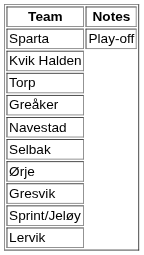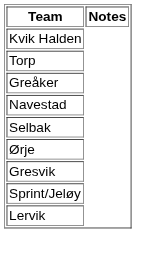- row: (29, 38)
